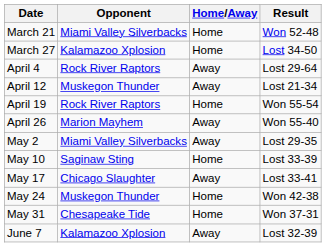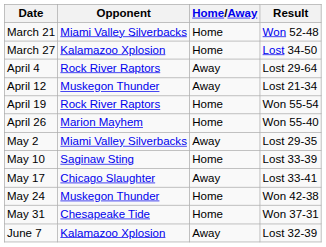(206, 123) Away -> (208, 123) Home
